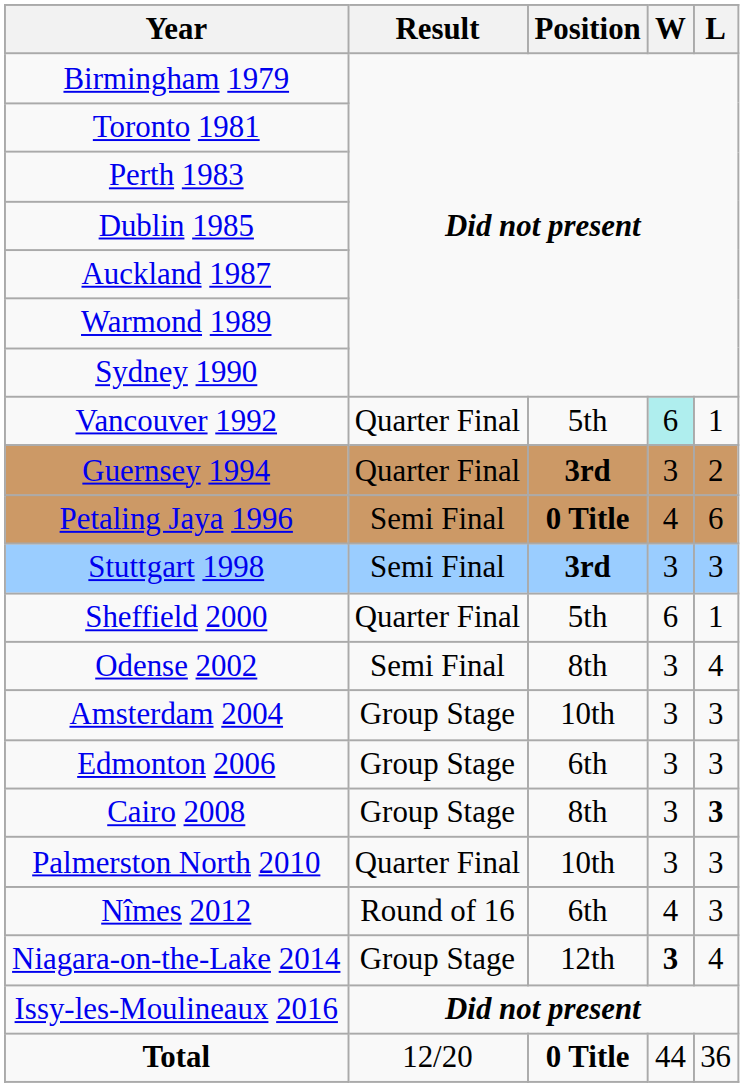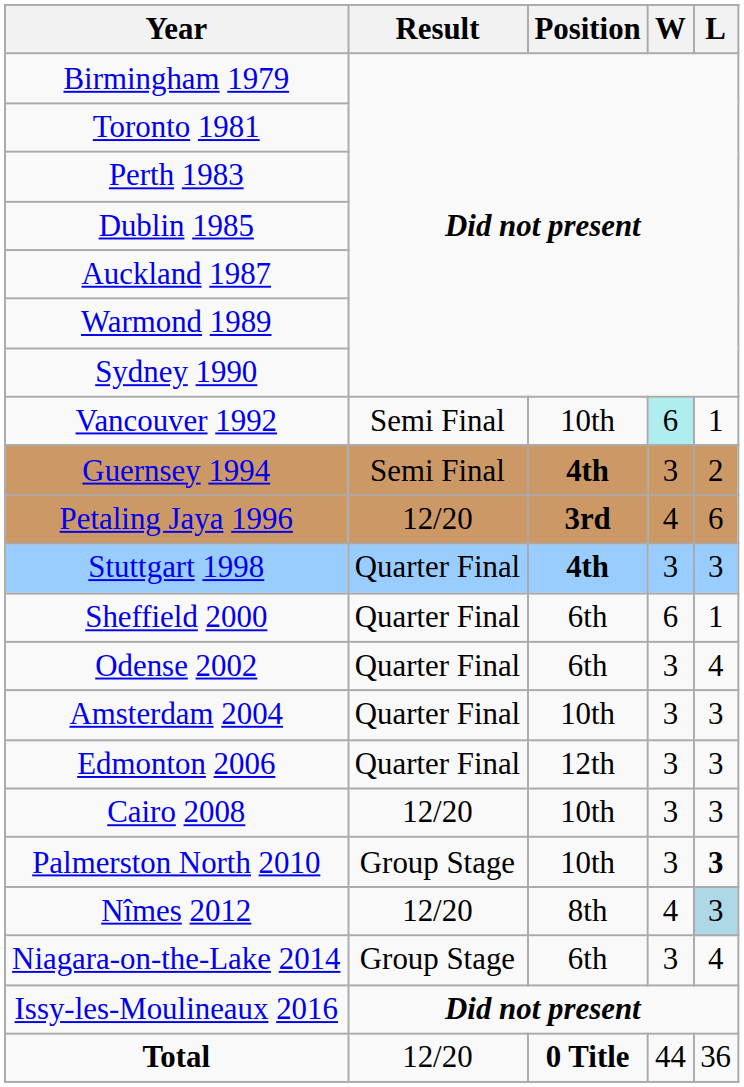(437, 420) Quarter Final -> (437, 420) Semi Final
(588, 420) 5th -> (588, 420) 10th
(437, 469) Quarter Final -> (437, 469) Semi Final
(588, 469) 3rd -> (588, 469) 4th
(437, 518) Semi Final -> (437, 518) 12/20
(588, 518) 0 Title -> (588, 518) 3rd
(437, 567) Semi Final -> (437, 567) Quarter Final
(588, 567) 3rd -> (588, 567) 4th
(588, 616) 5th -> (588, 616) 6th
(437, 665) Semi Final -> (437, 665) Quarter Final
(588, 665) 8th -> (588, 665) 6th
(437, 714) Group Stage -> (437, 714) Quarter Final
(437, 763) Group Stage -> (437, 763) Quarter Final
(588, 763) 6th -> (588, 763) 12th
(437, 812) Group Stage -> (437, 812) 12/20
(588, 812) 8th -> (588, 812) 10th
(716, 812) bold -> (716, 812) normal
(437, 861) Quarter Final -> (437, 861) Group Stage
(716, 861) normal -> (716, 861) bold
(437, 910) Round of 16 -> (437, 910) 12/20
(588, 910) 6th -> (588, 910) 8th
(716, 910) no background -> (716, 910) lightblue background
(588, 959) 12th -> (588, 959) 6th
(670, 959) bold -> (670, 959) normal
